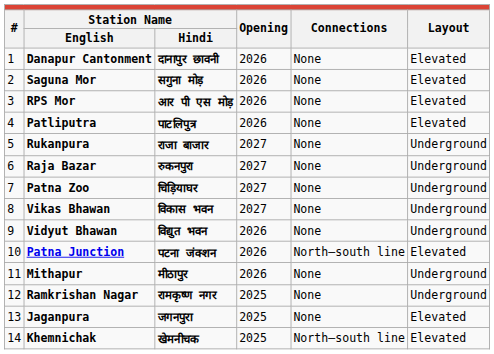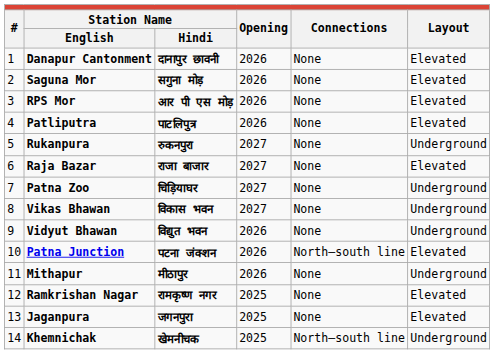(183, 145) राजा बाजार -> (175, 145) रुकनपुरा
(175, 167) रुकनपुरा -> (183, 167) राजा बाजार
(449, 166) Underground -> (438, 166) Elevated
(449, 295) Underground -> (438, 295) Elevated
(438, 338) Elevated -> (449, 338) Underground
